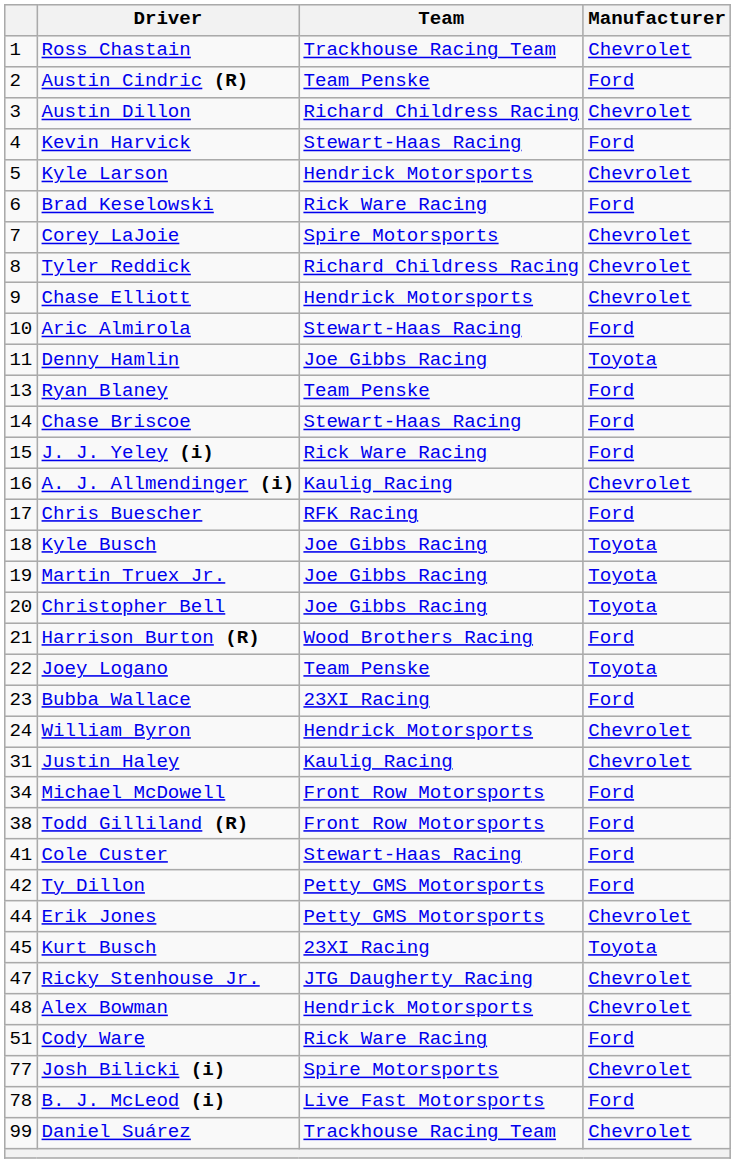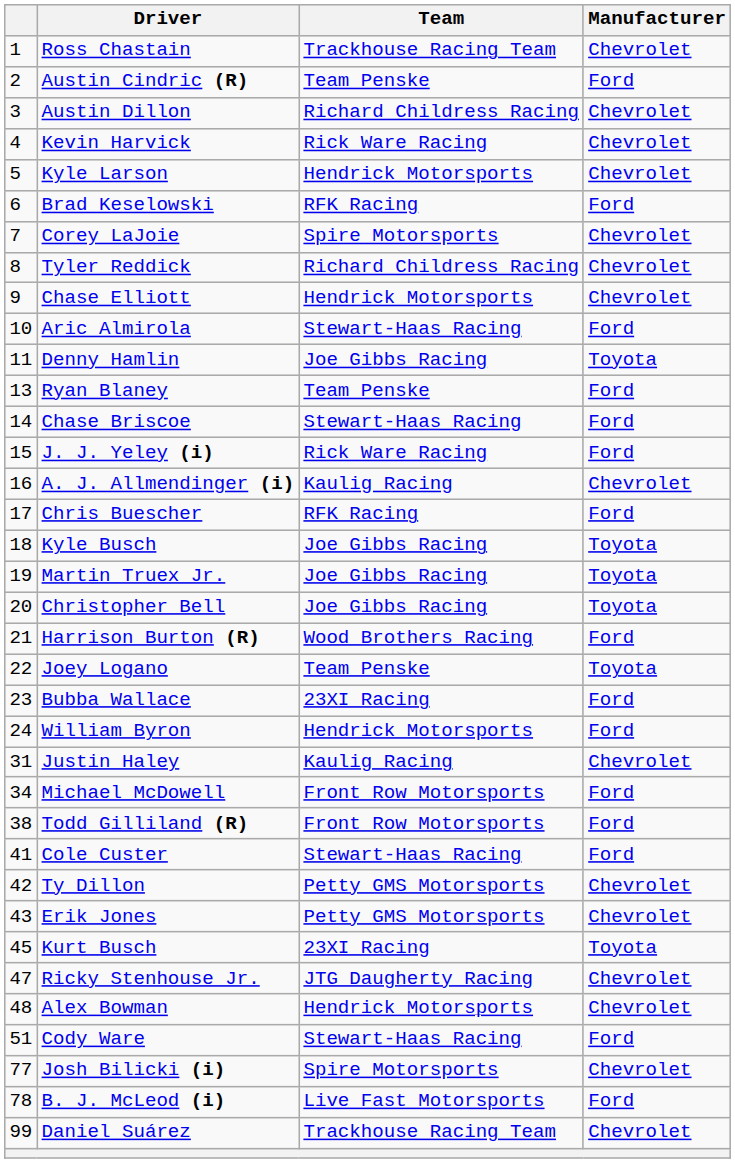(412, 144) Stewart-Haas Racing -> (395, 144) Rick Ware Racing
(611, 144) Ford -> (640, 144) Chevrolet
(395, 206) Rick Ware Racing -> (361, 206) RFK Racing
(640, 731) Chevrolet -> (611, 731) Ford
(611, 886) Ford -> (640, 886) Chevrolet
(21, 917) 44 -> (21, 917) 43
(395, 1040) Rick Ware Racing -> (412, 1040) Stewart-Haas Racing
